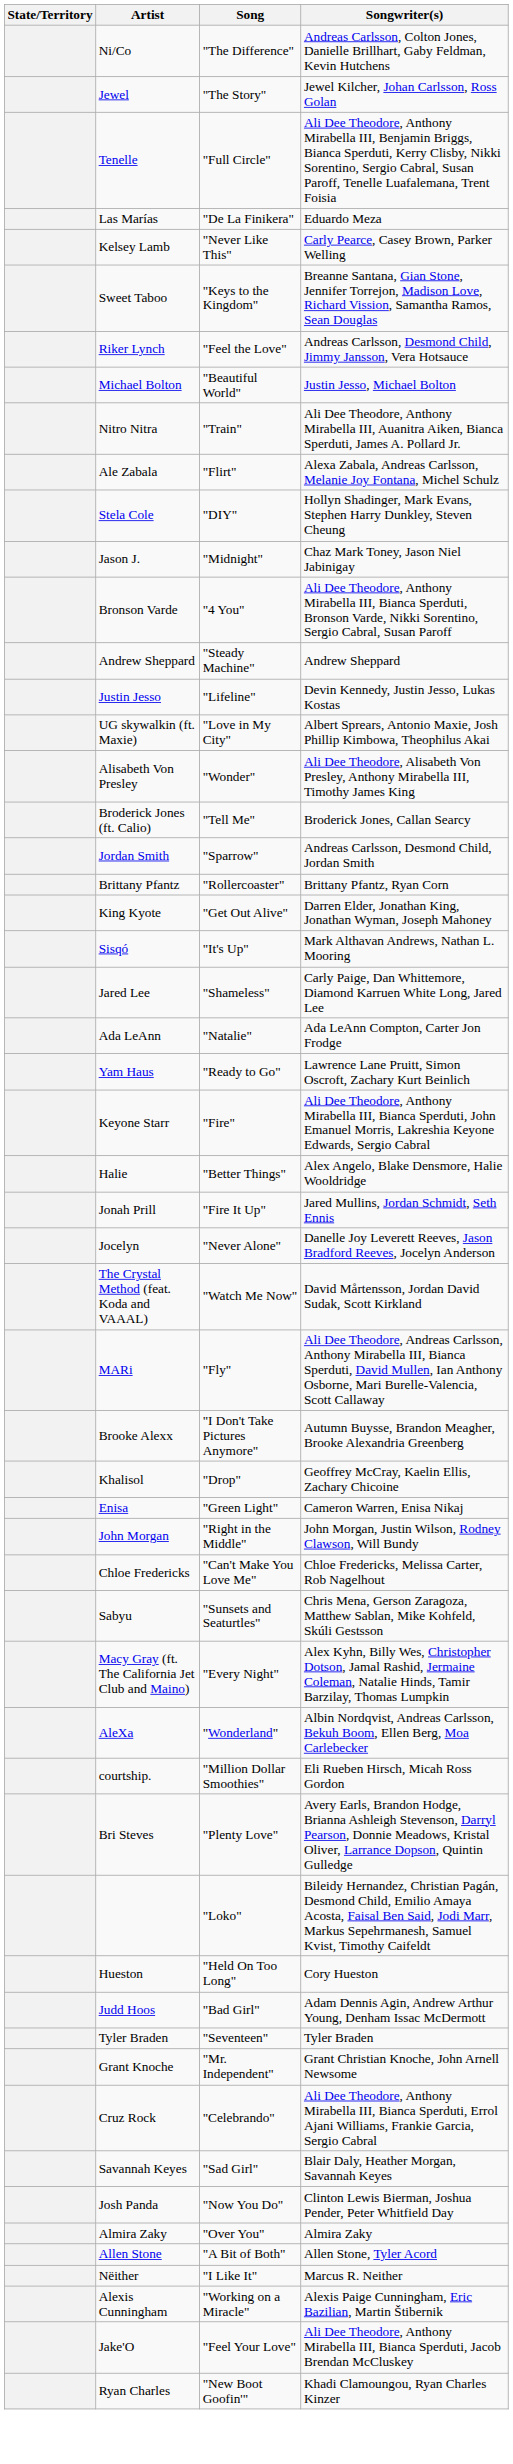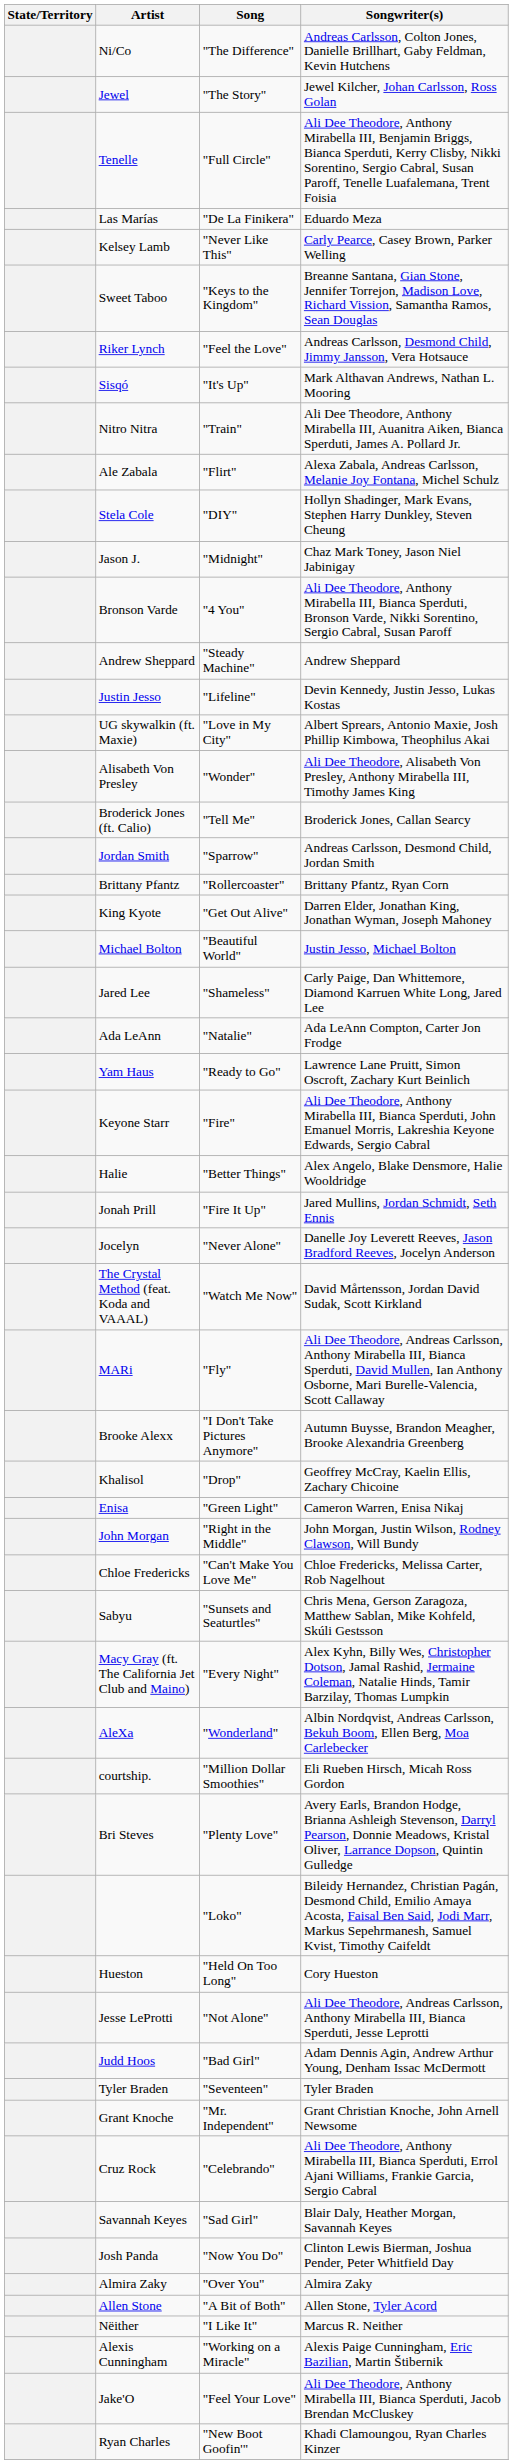rows swapped: (140, 385) <-> (113, 948)
+ row: (136, 2017)
